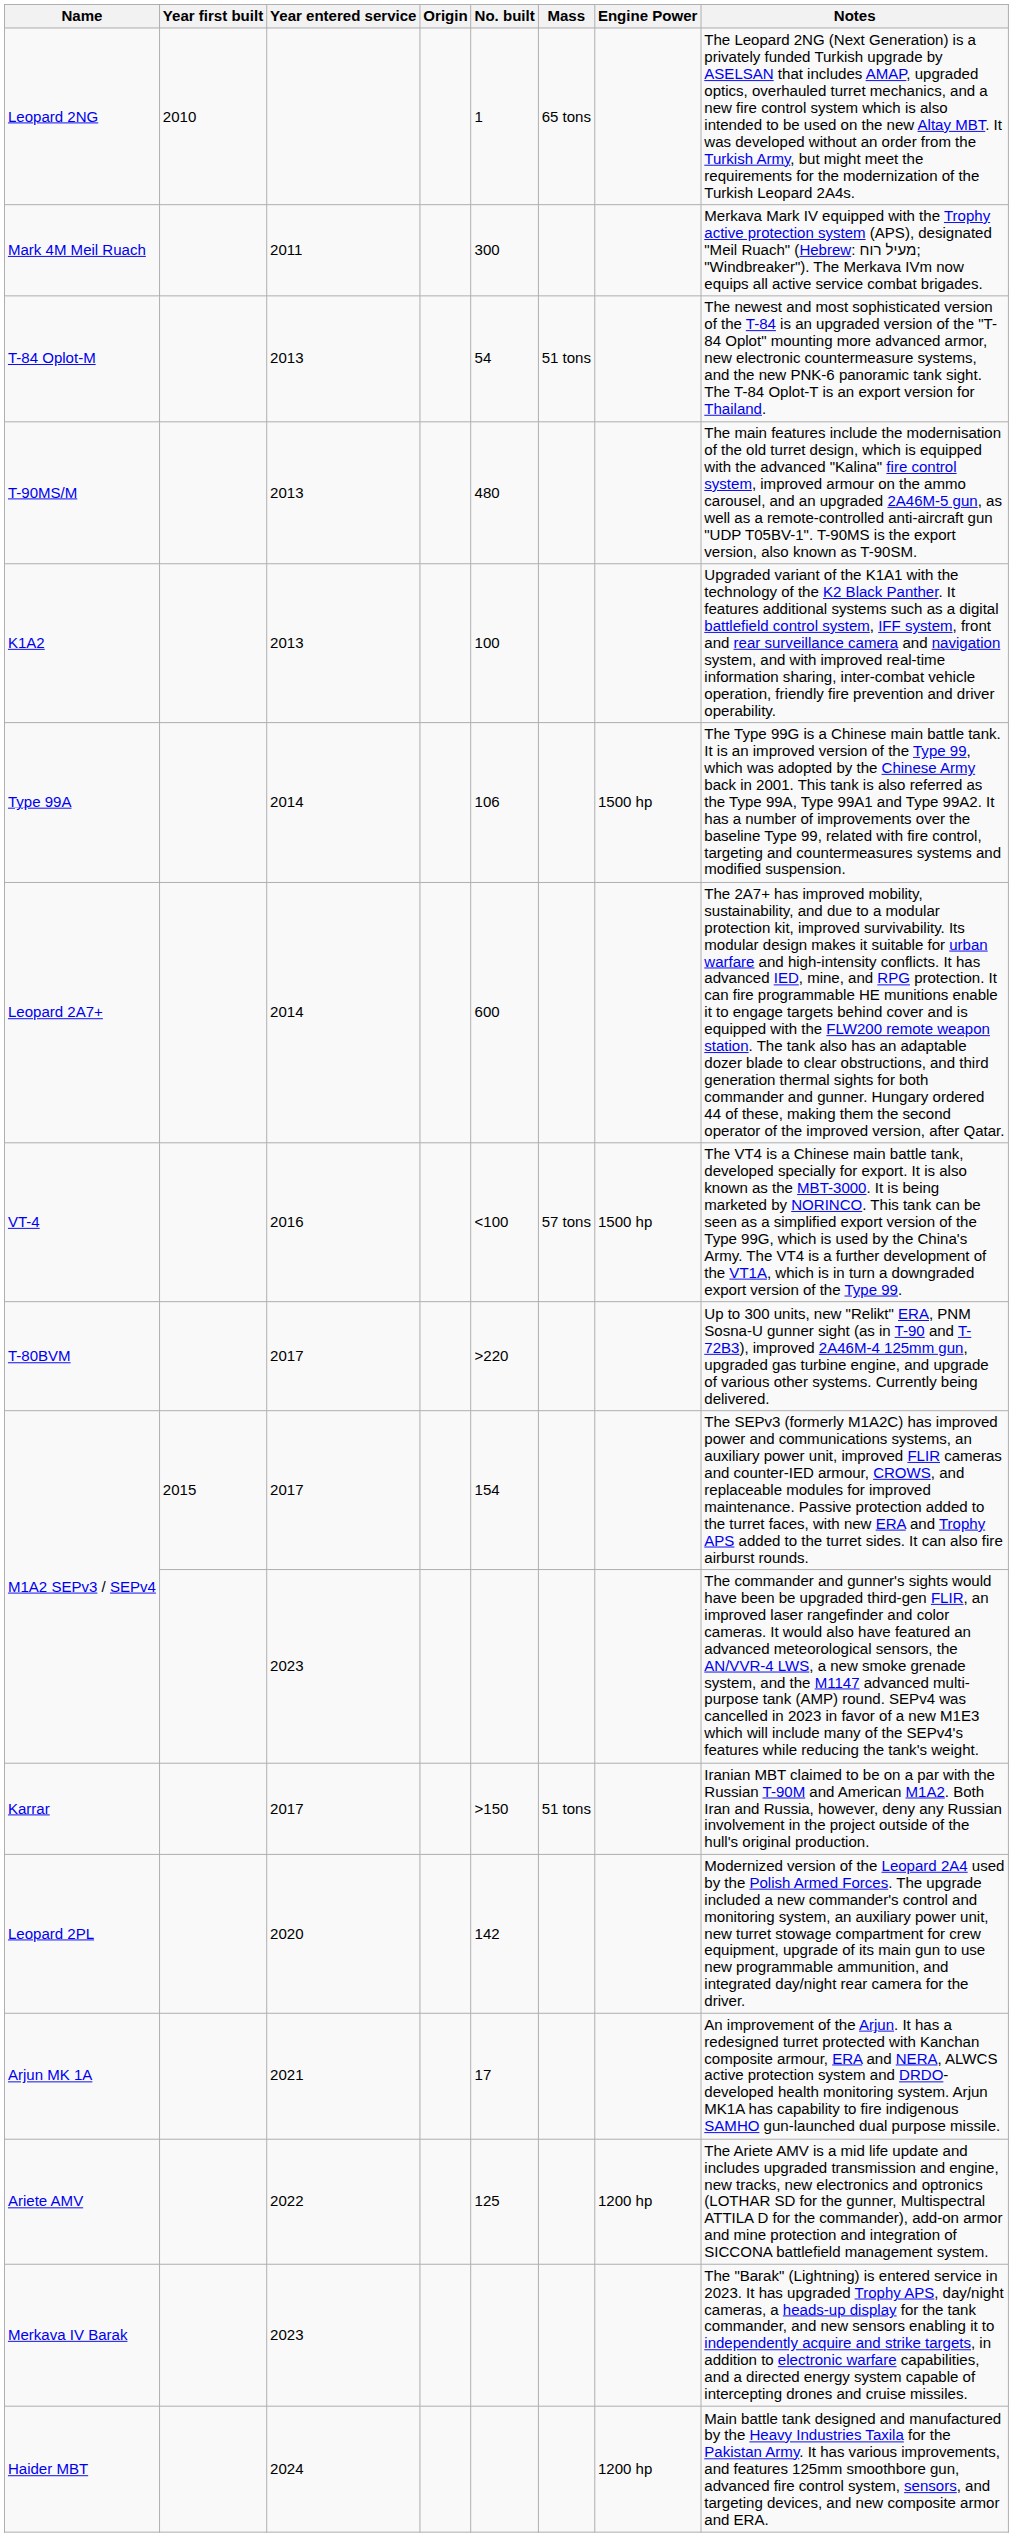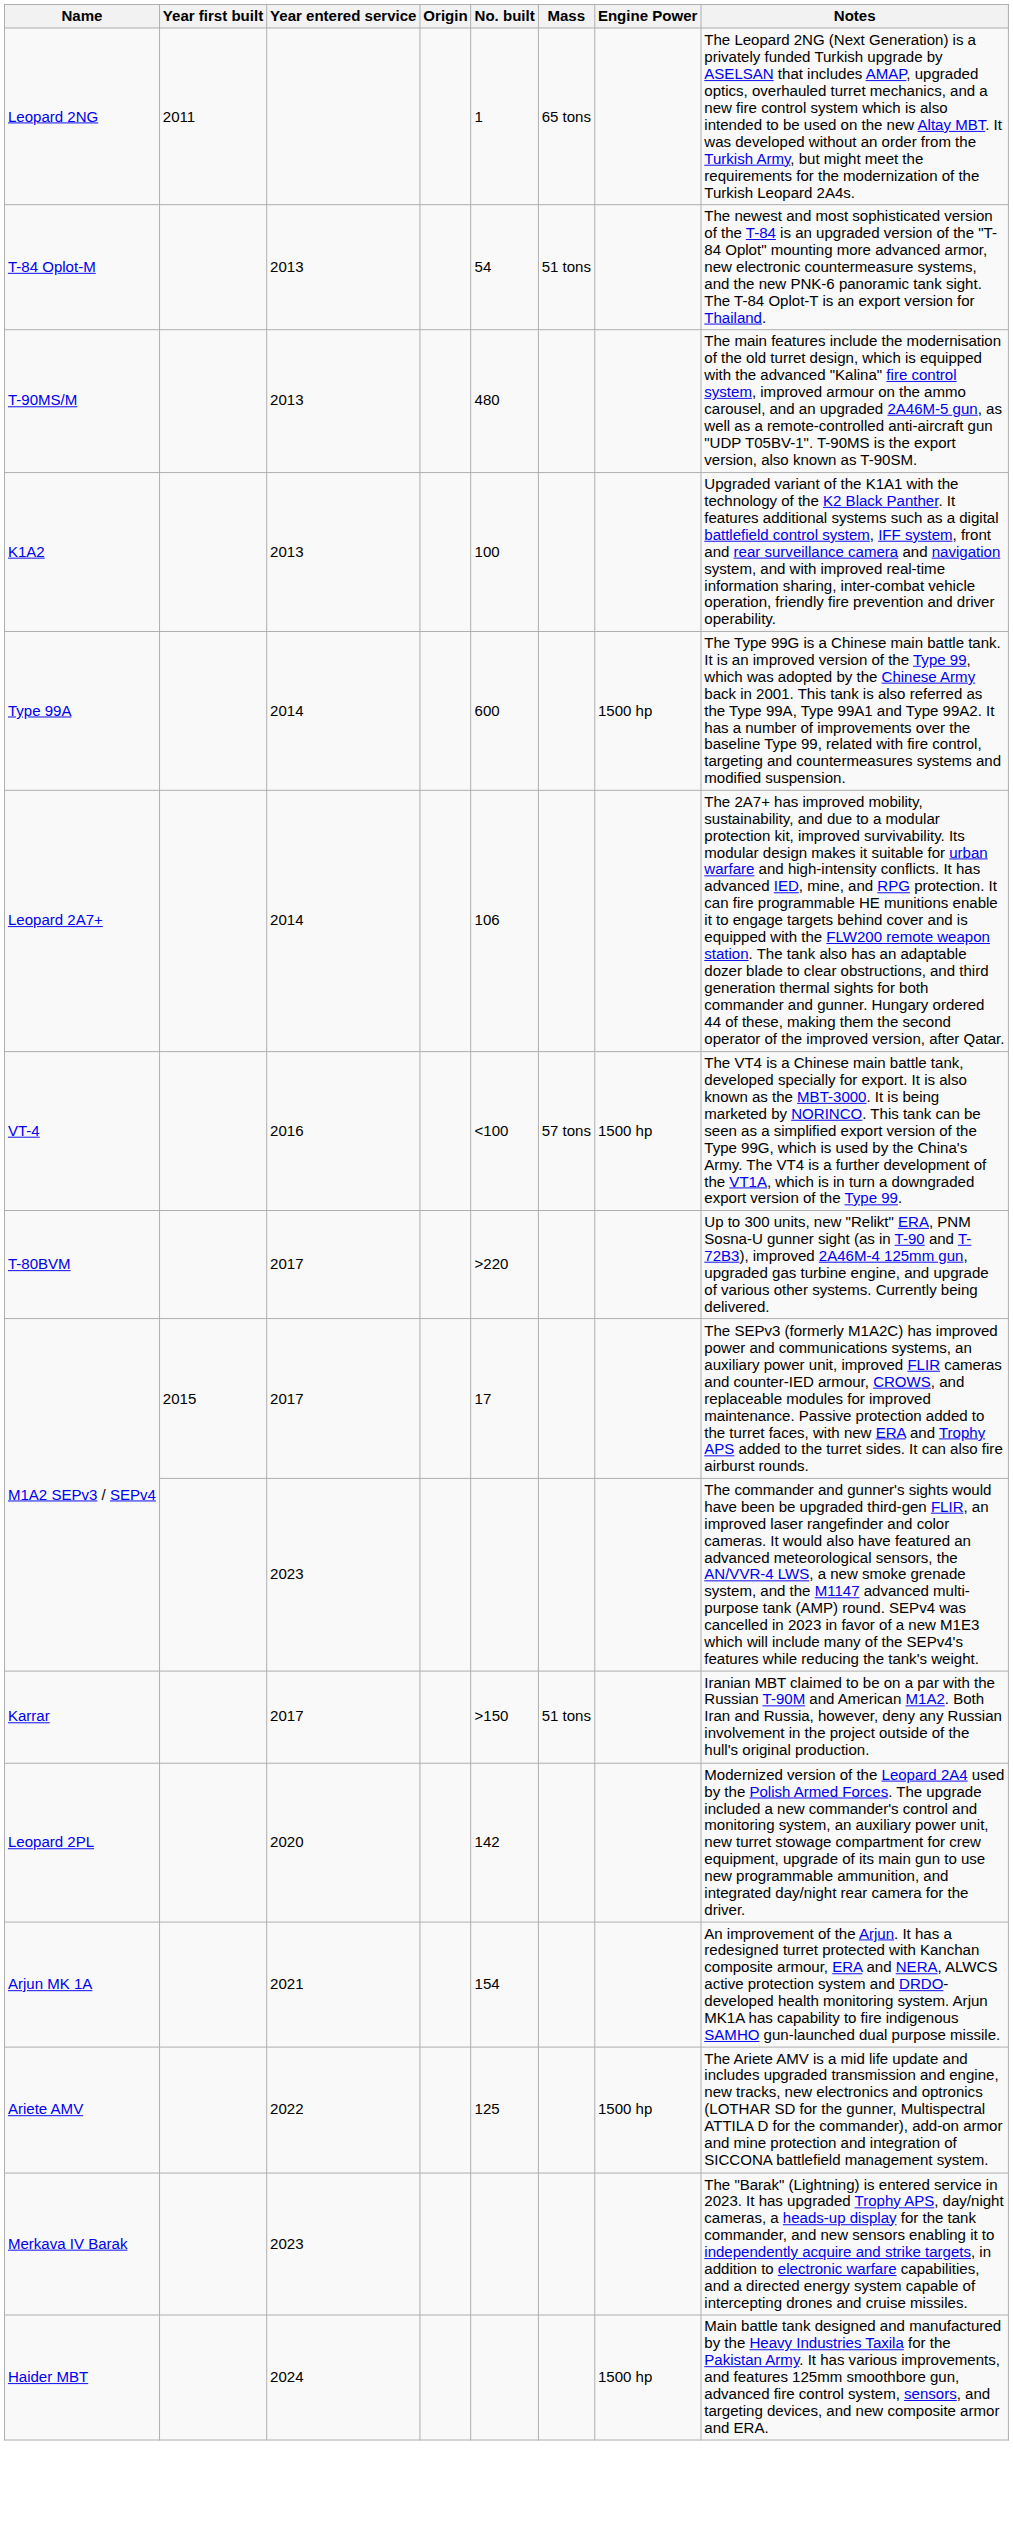(180, 116) 2010 -> (179, 116) 2011
- row: (77, 250)
(487, 802) 106 -> (487, 710) 600
(487, 1012) 600 -> (487, 920) 106
(487, 1490) 154 -> (483, 1398) 17
(483, 2076) 17 -> (487, 1984) 154
(625, 2201) 1200 hp -> (625, 2110) 1500 hp
(625, 2469) 1200 hp -> (625, 2377) 1500 hp
